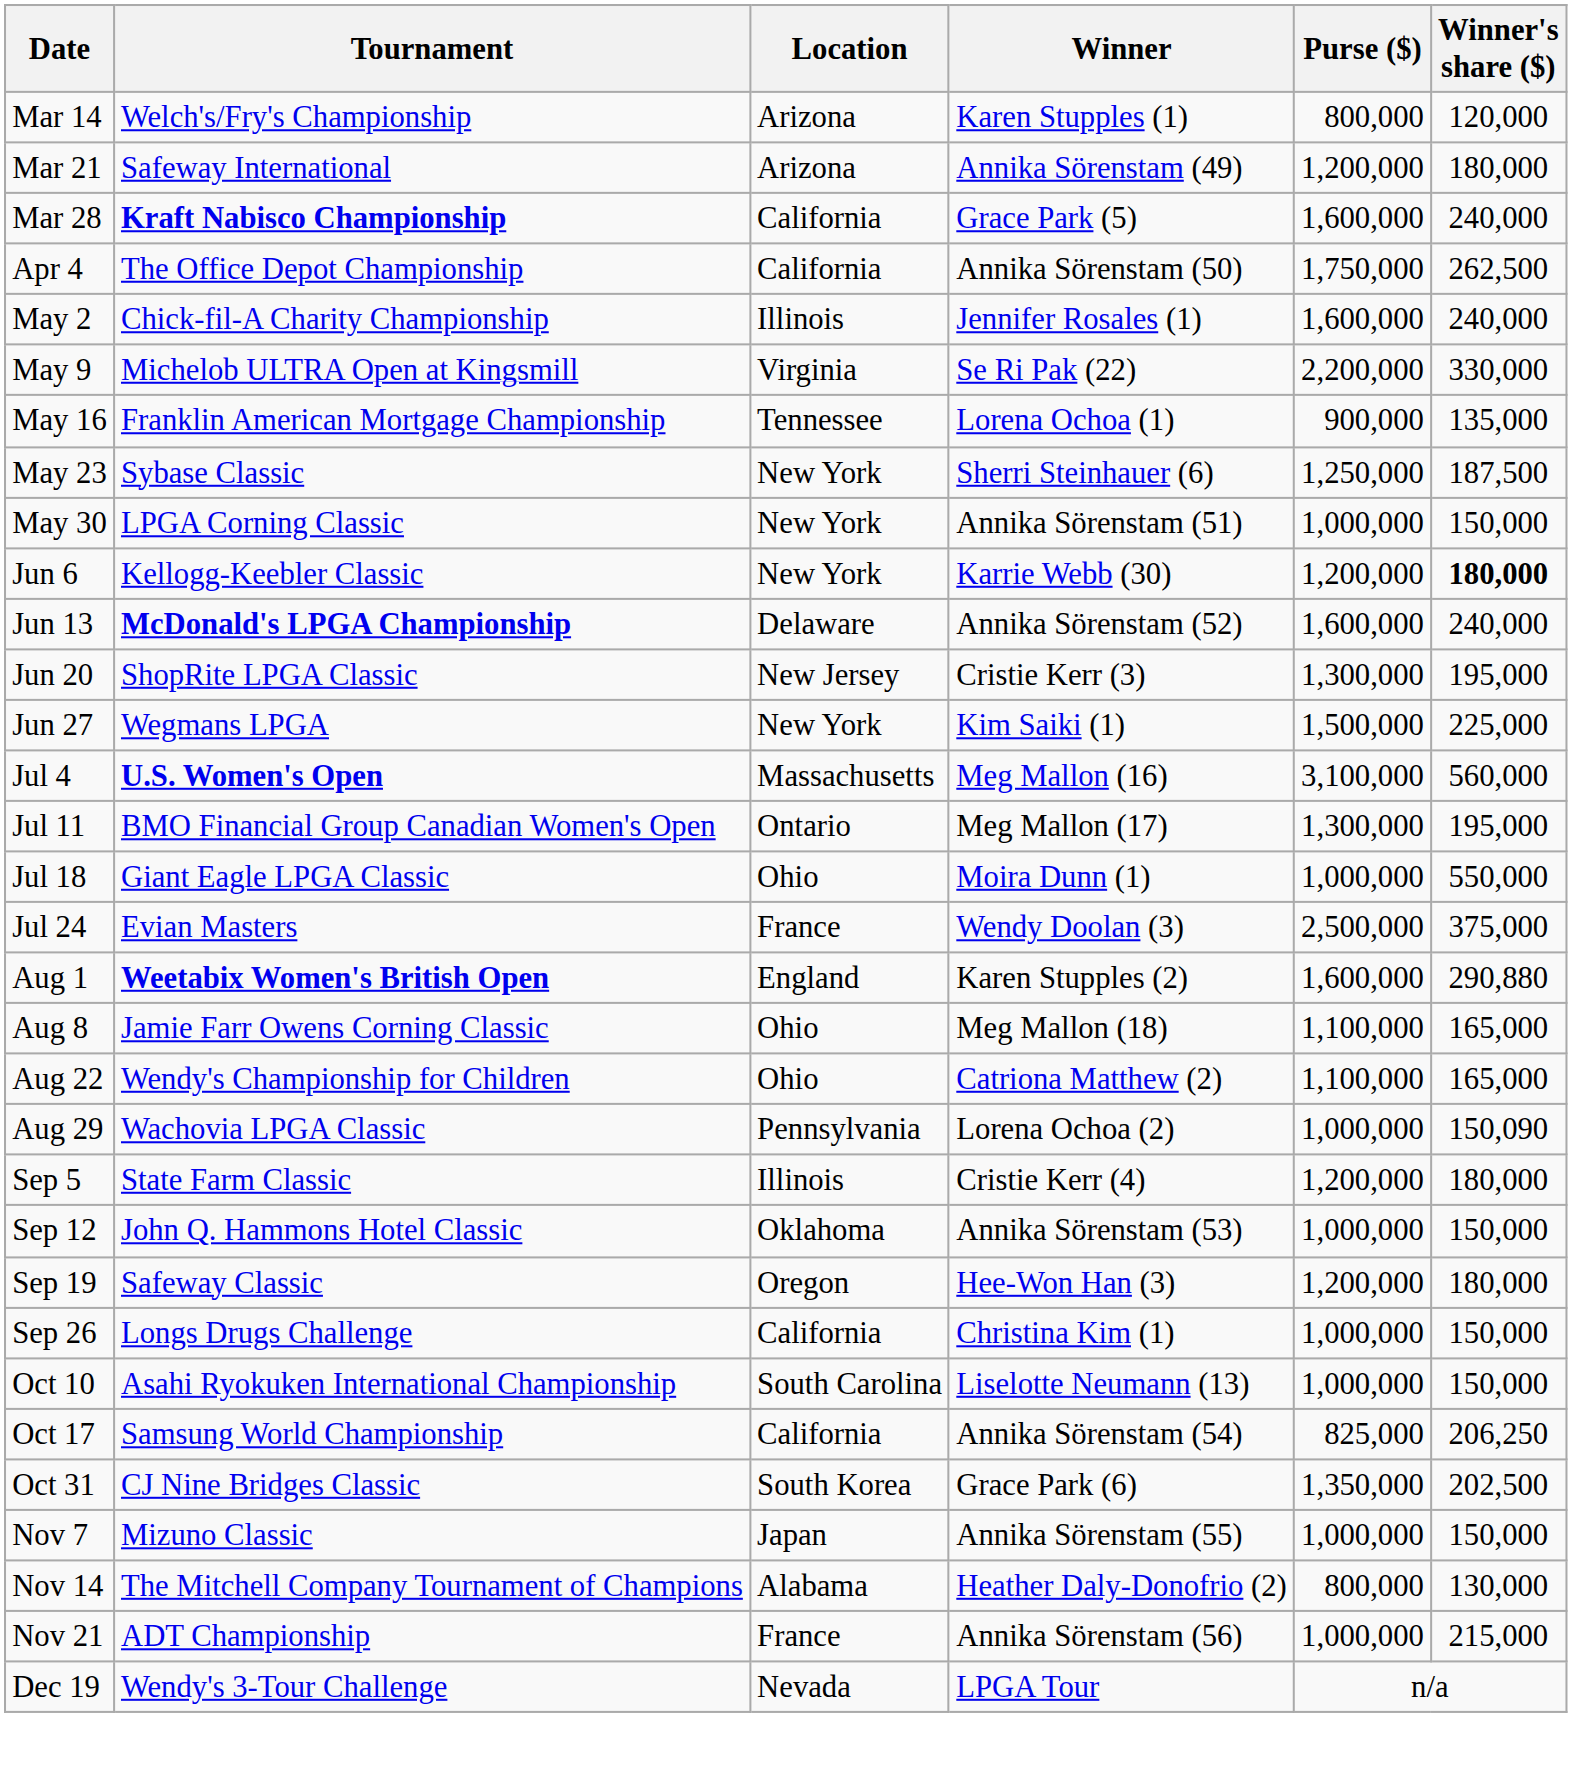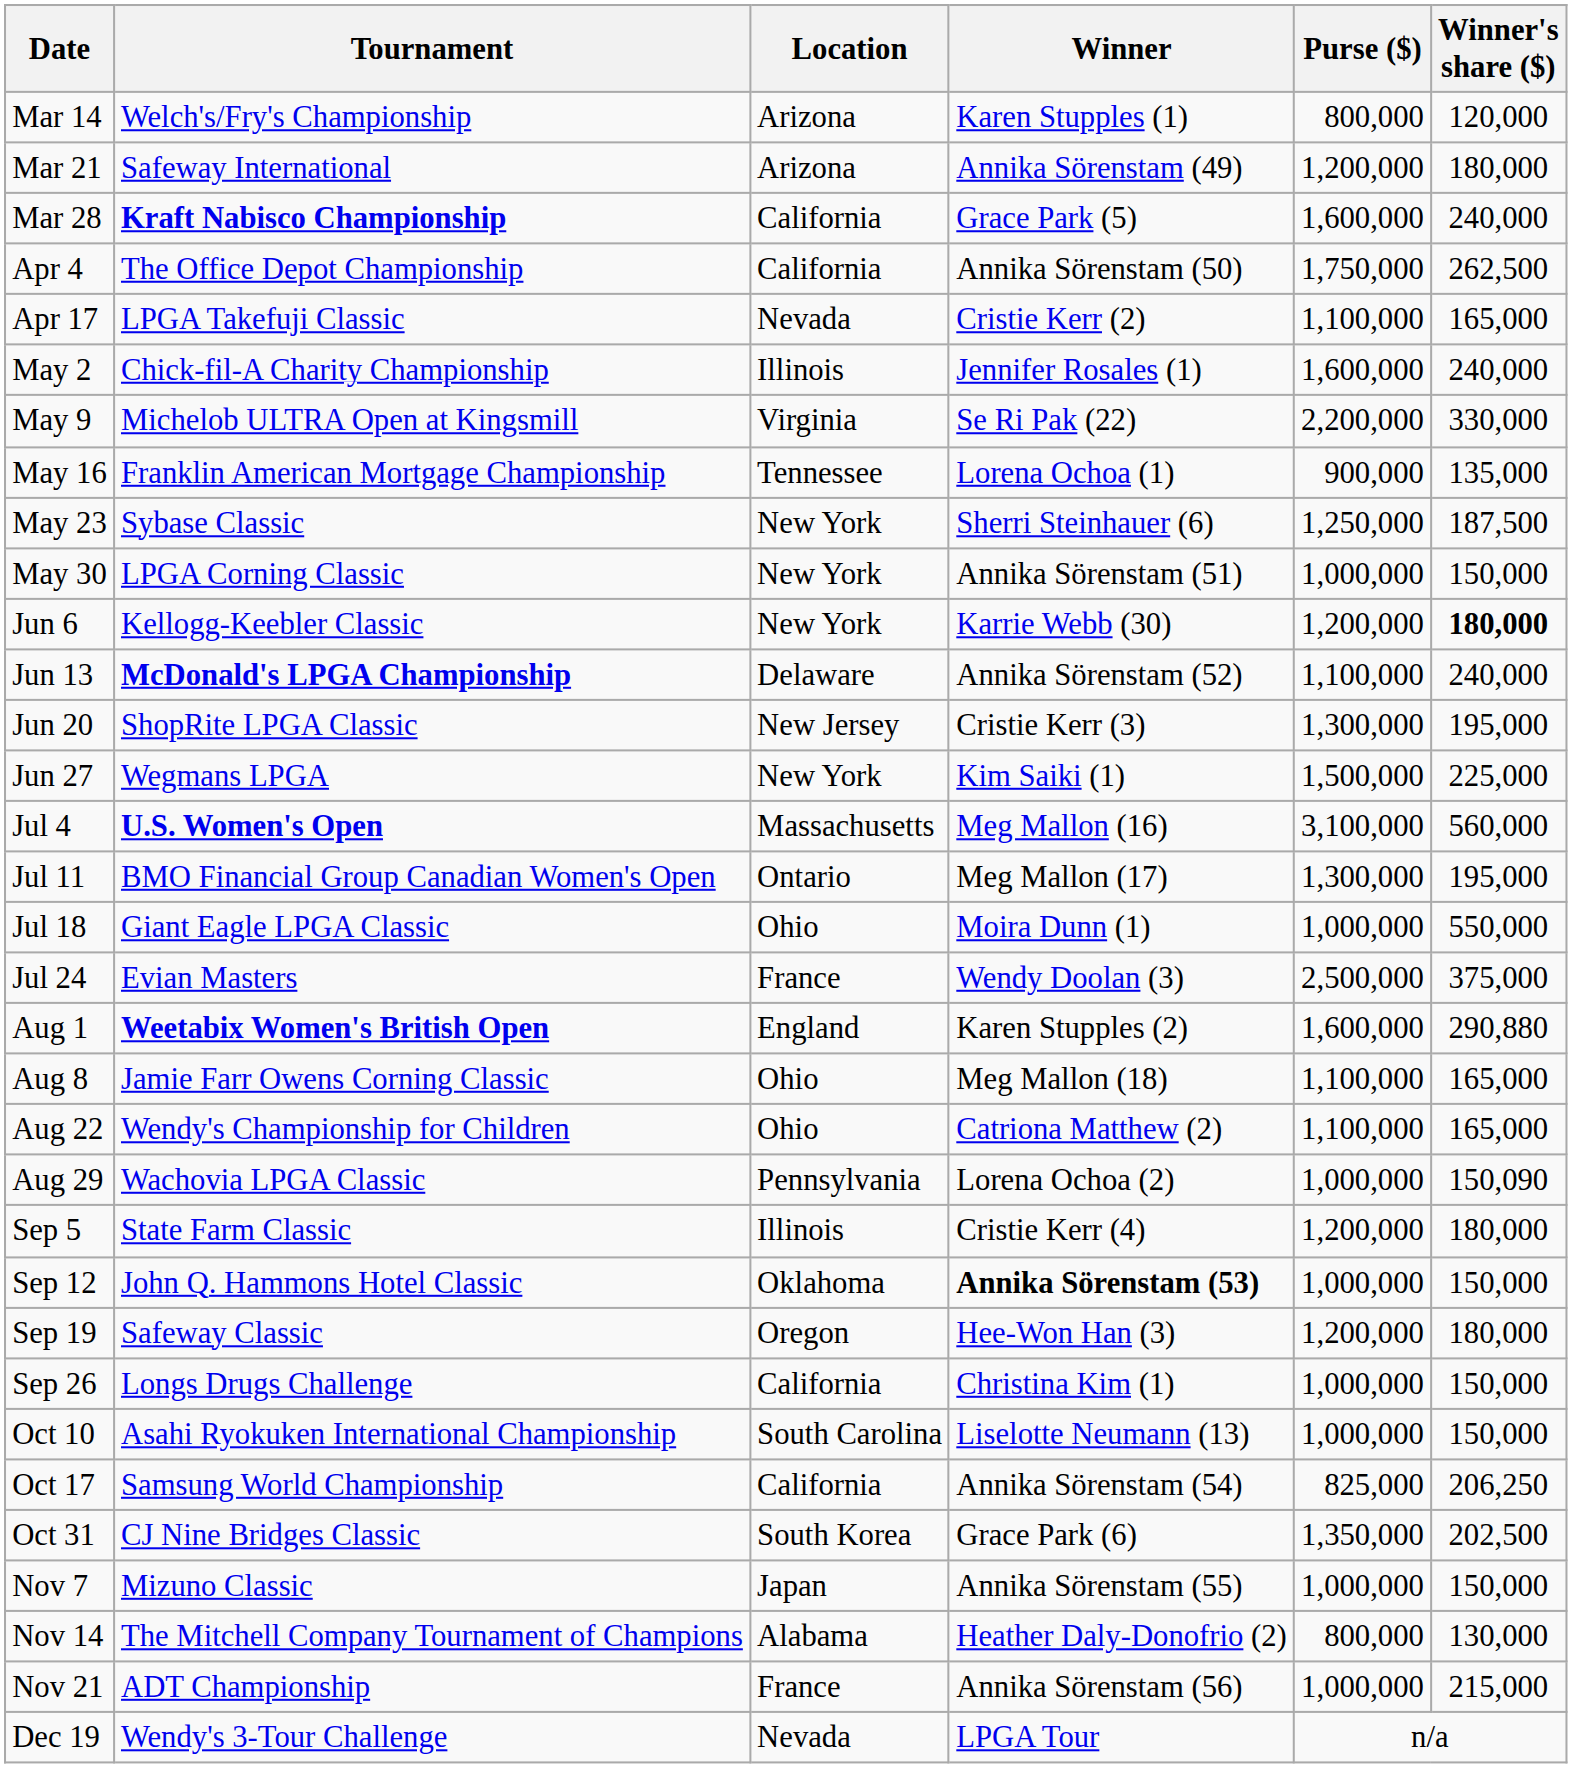+ row: (55, 319)
(1362, 623) 1,600,000 -> (1362, 673) 1,100,000
(1099, 1230) normal -> (1108, 1281) bold
